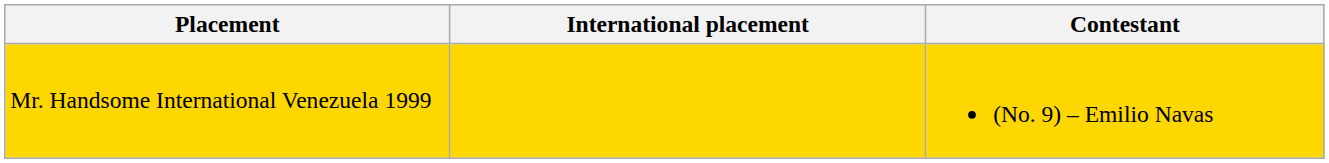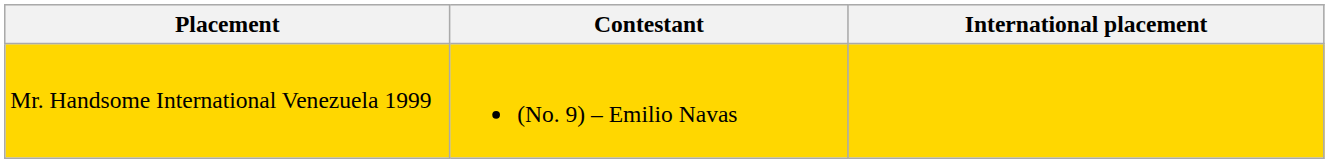columns swapped: (1125, 24) <-> (688, 24)
